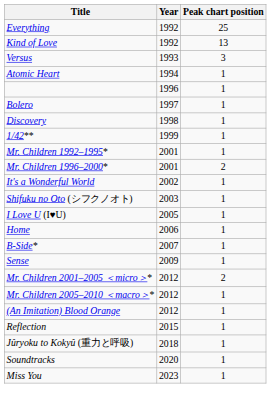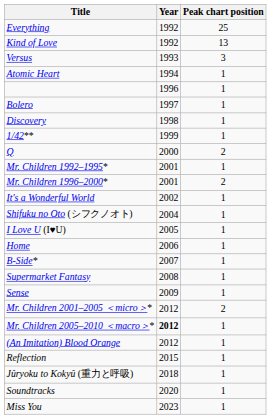+ row: (10, 151)
(169, 198) 2003 -> (169, 214) 2004
+ row: (48, 277)
(169, 295) normal -> (169, 326) bold
